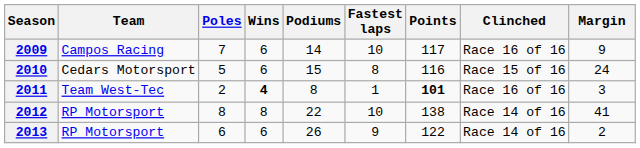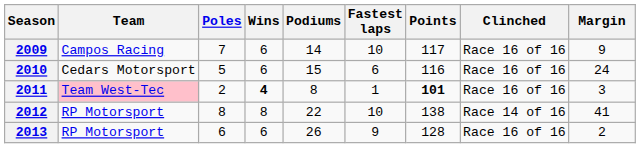(375, 71) 8 -> (375, 71) 6
(514, 71) Race 15 of 16 -> (514, 71) Race 16 of 16
(113, 91) no background -> (113, 91) pink background
(433, 133) 122 -> (433, 133) 128
(514, 133) Race 14 of 16 -> (514, 133) Race 16 of 16
